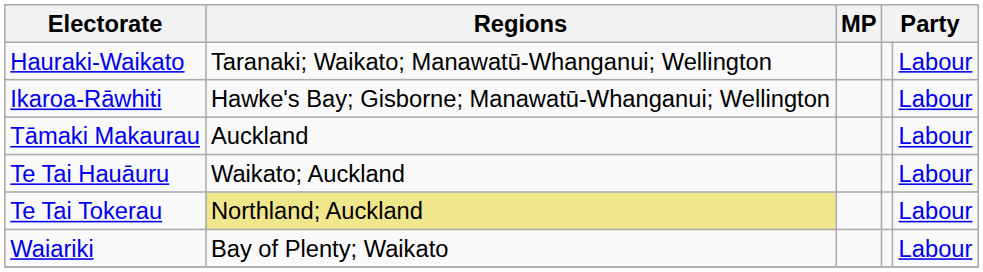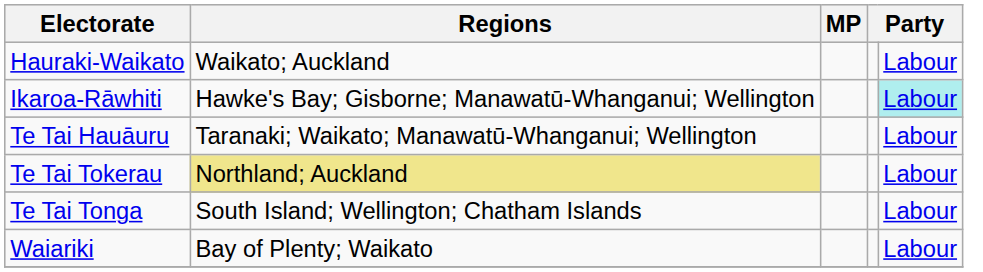(491, 61) Taranaki; Waikato; Manawatū-Whanganui; Wellington -> (293, 61) Waikato; Auckland
(936, 99) no background -> (920, 99) paleturquoise background
- row: (105, 136)
(308, 174) Waikato; Auckland -> (476, 136) Taranaki; Waikato; Manawatū-Whanganui; Wellington
+ row: (76, 211)
